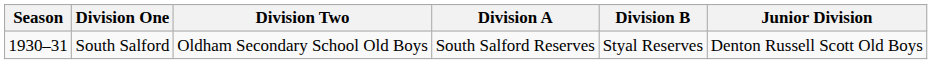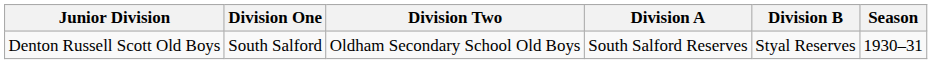columns swapped: (38, 17) <-> (817, 17)
